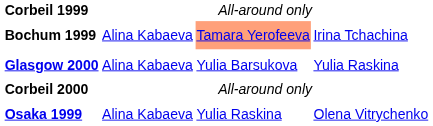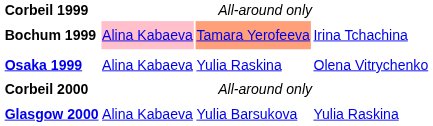(147, 35) no background -> (147, 35) pink background
rows swapped: (43, 114) <-> (52, 65)
